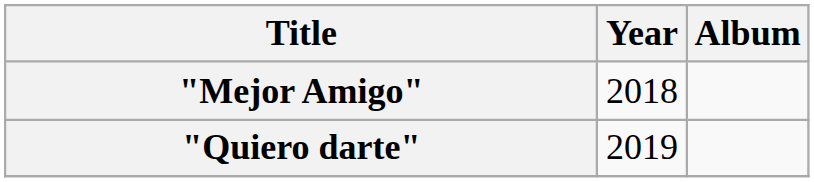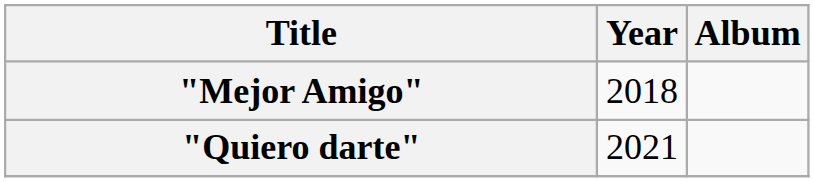(642, 147) 2019 -> (642, 147) 2021
